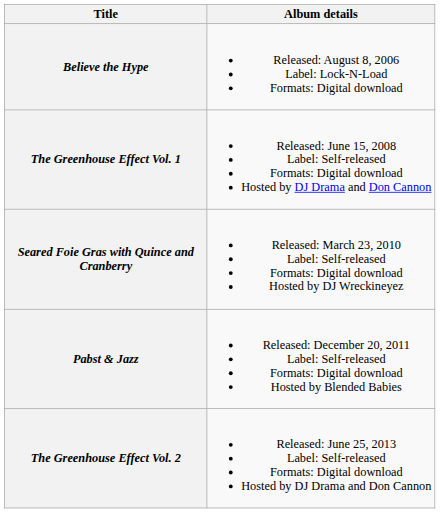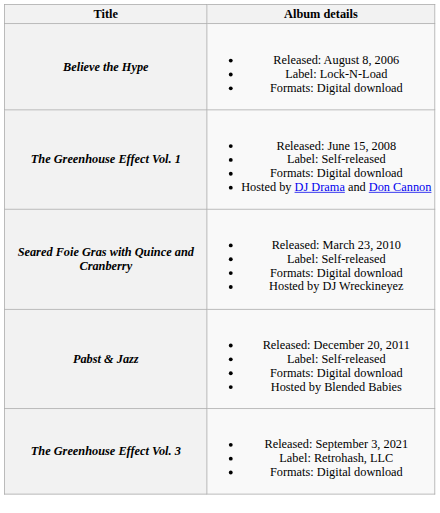- row: (106, 458)
+ row: (106, 451)
